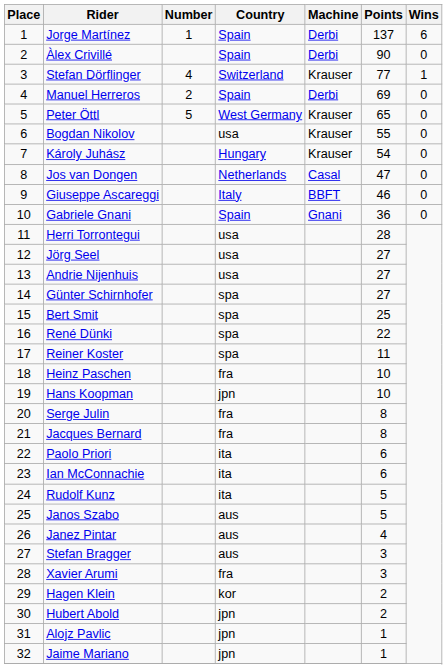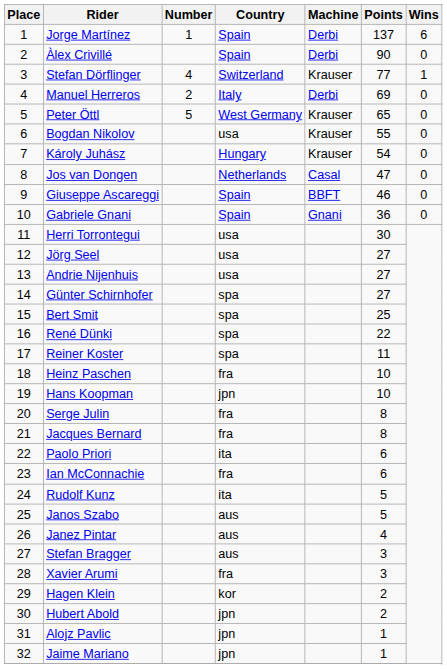(234, 94) Spain -> (230, 94) Italy
(230, 194) Italy -> (234, 194) Spain
(384, 234) 28 -> (384, 234) 30
(225, 474) ita -> (226, 474) fra
